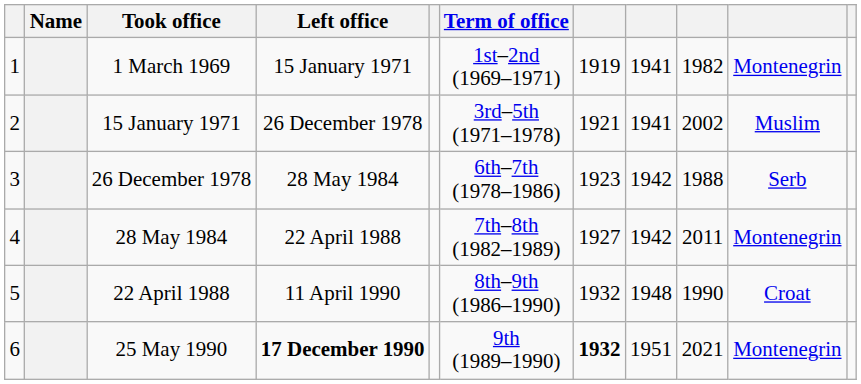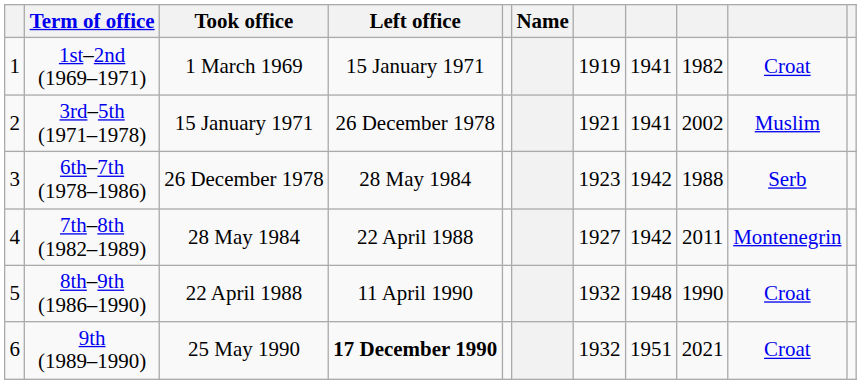columns swapped: (56, 21) <-> (506, 21)
(787, 66) Montenegrin -> (787, 66) Croat
(599, 350) bold -> (599, 350) normal
(787, 350) Montenegrin -> (787, 350) Croat
